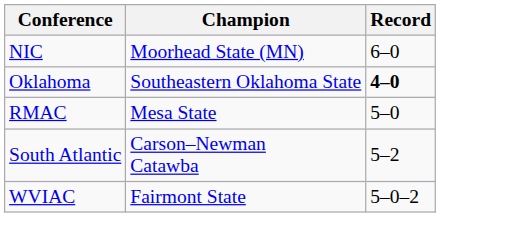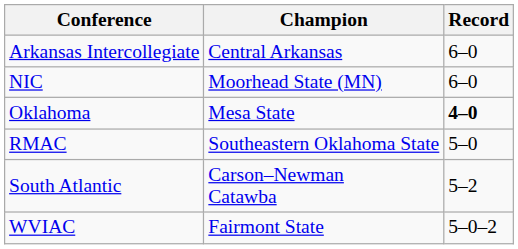+ row: (104, 50)
(246, 81) Southeastern Oklahoma State -> (251, 112) Mesa State
(173, 112) Mesa State -> (324, 143) Southeastern Oklahoma State
